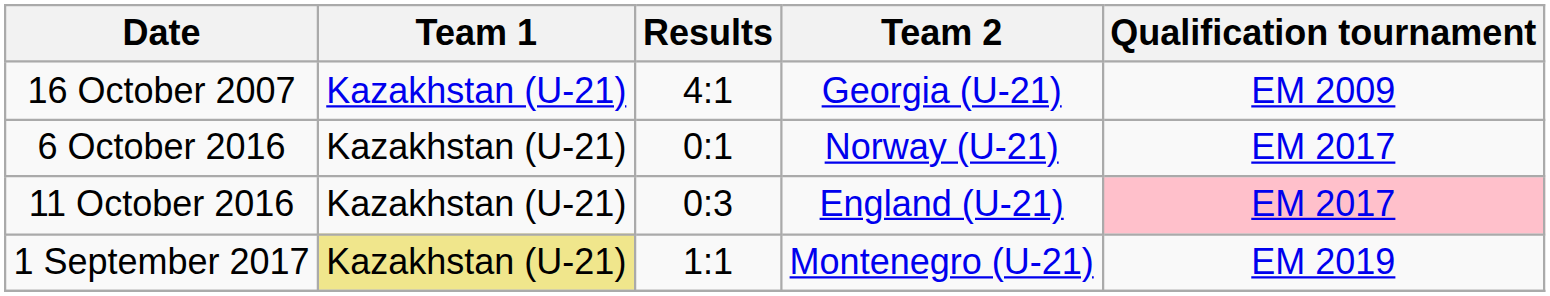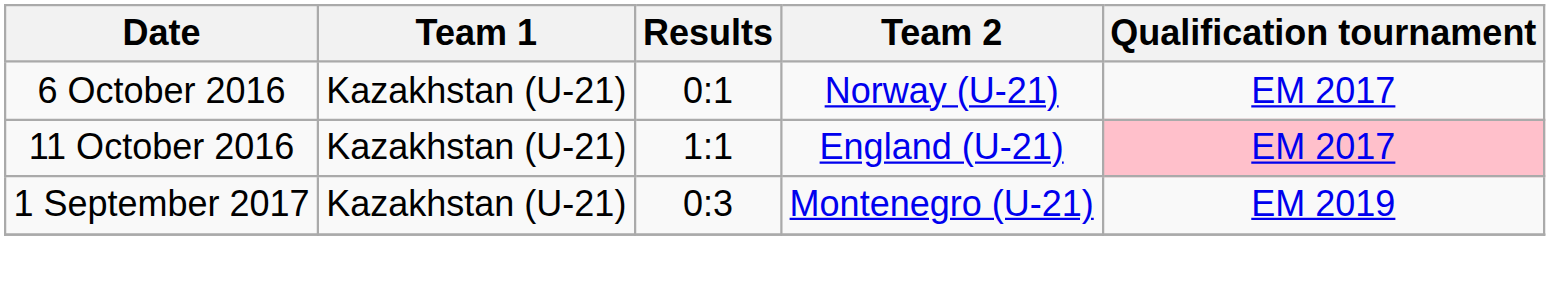- row: (162, 90)
(708, 204) 0:3 -> (708, 147) 1:1
(476, 261) khaki background -> (476, 204) no background
(708, 261) 1:1 -> (708, 204) 0:3
